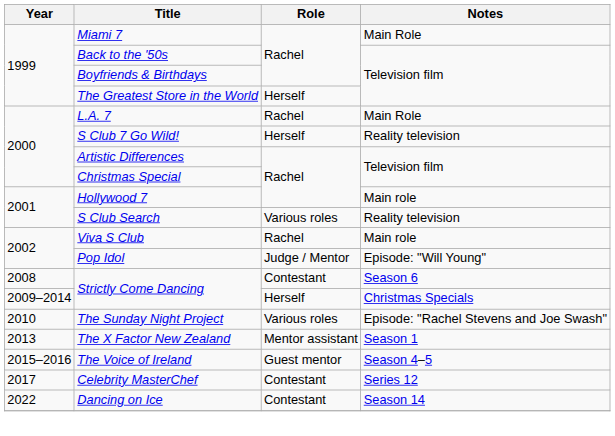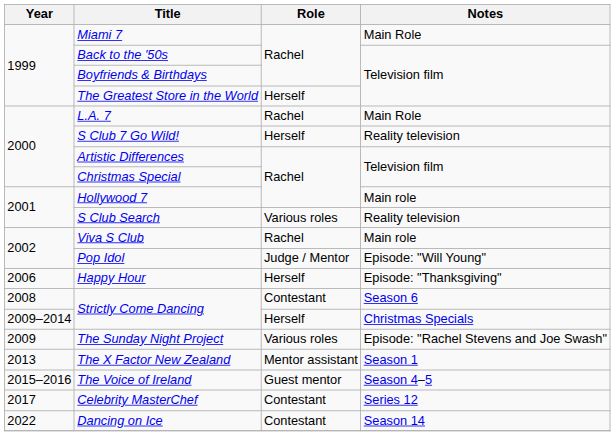+ row: (111, 278)
(22, 319) 2010 -> (22, 339) 2009
